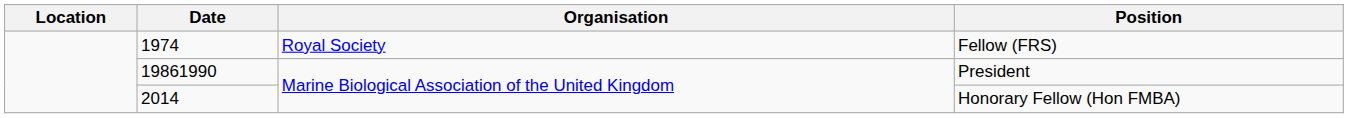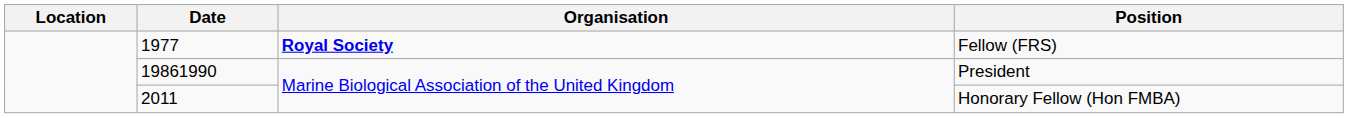(160, 44) 1974 -> (160, 44) 1977
(334, 44) normal -> (337, 44) bold
(160, 98) 2014 -> (159, 98) 2011
